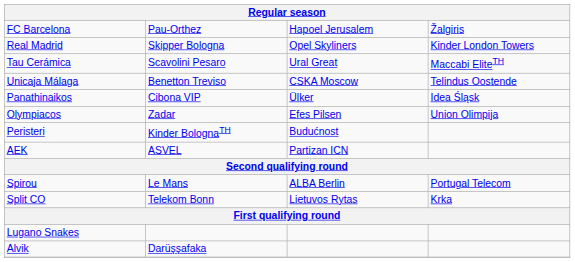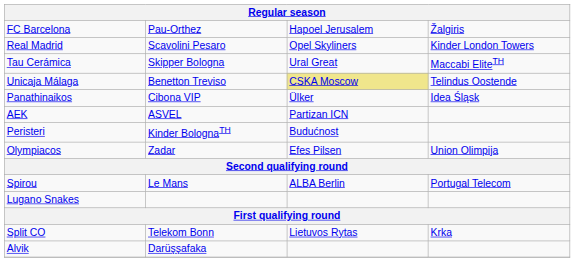(186, 45) Skipper Bologna -> (187, 45) Scavolini Pesaro
(187, 63) Scavolini Pesaro -> (186, 63) Skipper Bologna
(324, 81) no background -> (324, 81) khaki background
rows swapped: (34, 114) <-> (17, 150)
rows swapped: (43, 232) <-> (26, 199)
